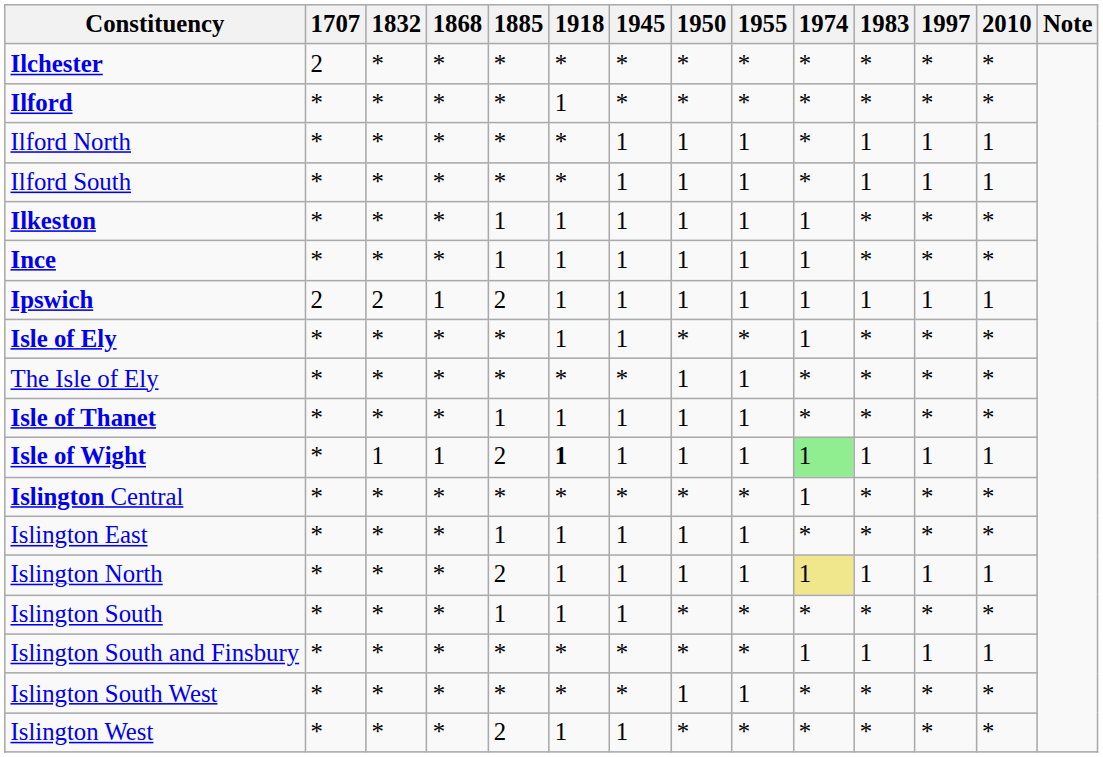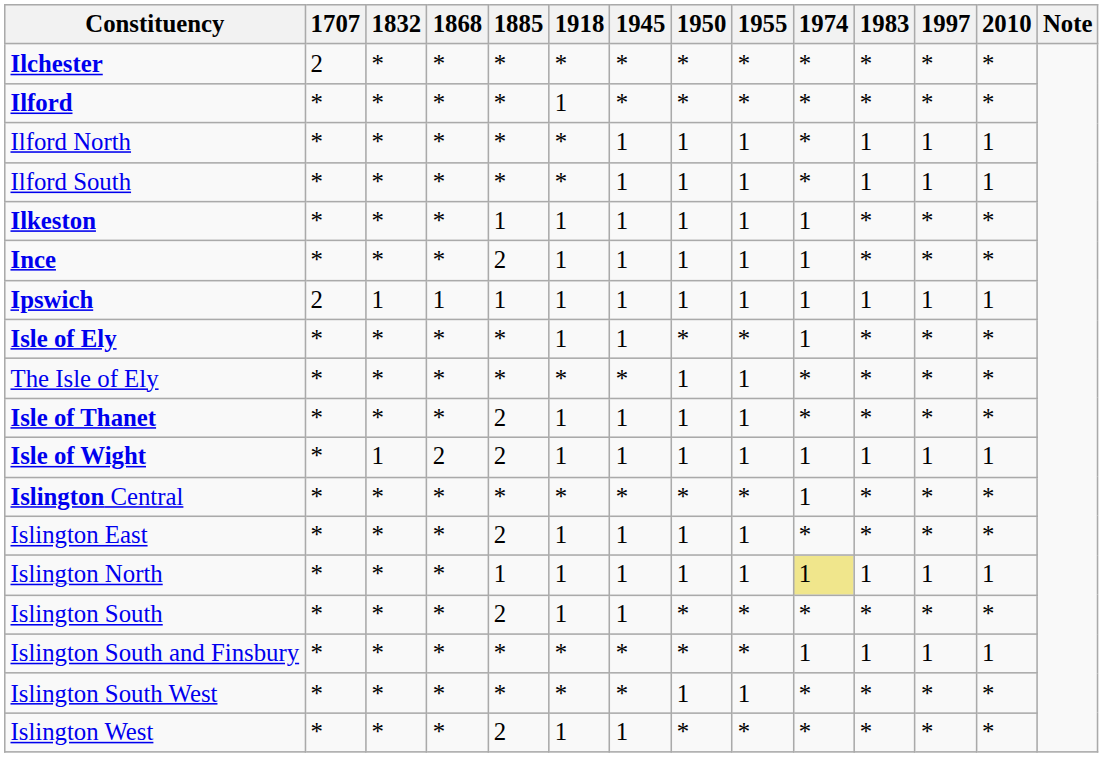(500, 260) 1 -> (500, 260) 2
(378, 299) 2 -> (378, 299) 1
(500, 299) 2 -> (500, 299) 1
(500, 417) 1 -> (500, 417) 2
(439, 456) 1 -> (439, 456) 2
(561, 456) bold -> (561, 456) normal
(805, 456) lightgreen background -> (805, 456) no background
(500, 535) 1 -> (500, 535) 2
(500, 574) 2 -> (500, 574) 1
(500, 614) 1 -> (500, 614) 2
